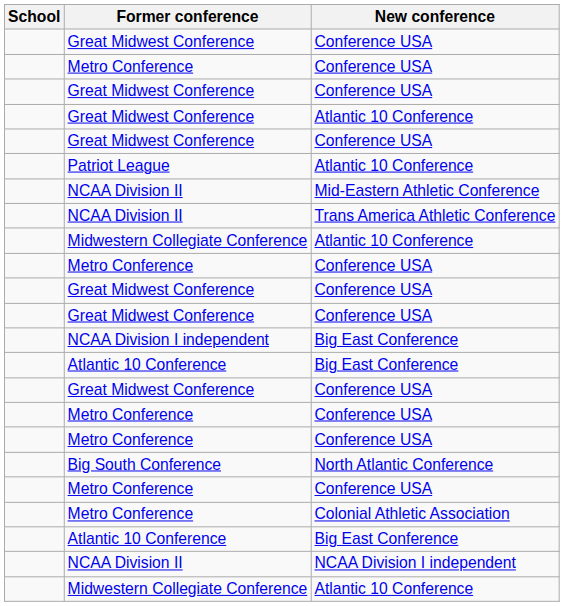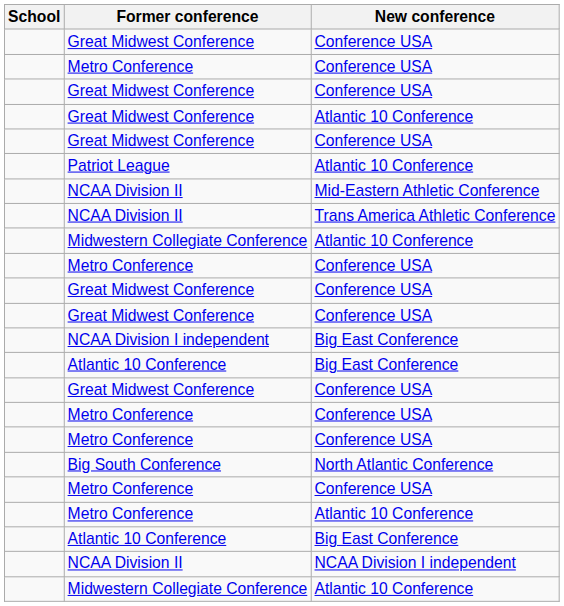- row: (130, 514)
+ row: (130, 514)
